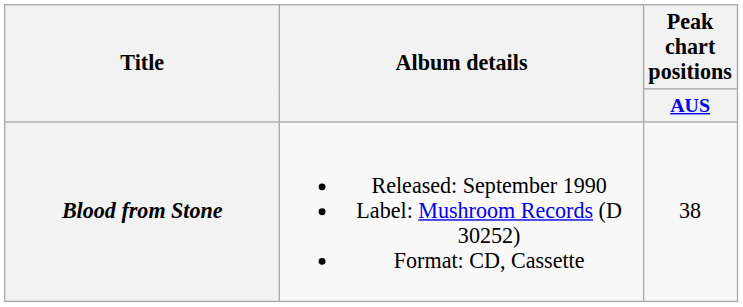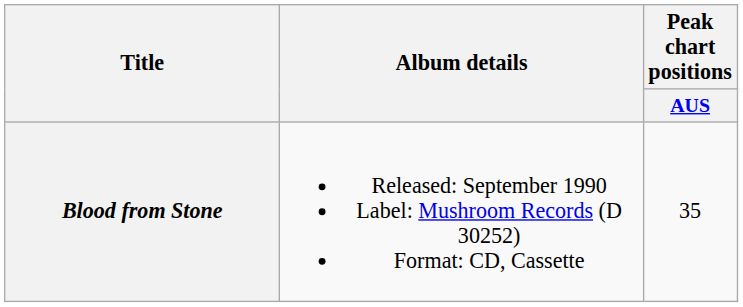(690, 211) 38 -> (690, 211) 35
